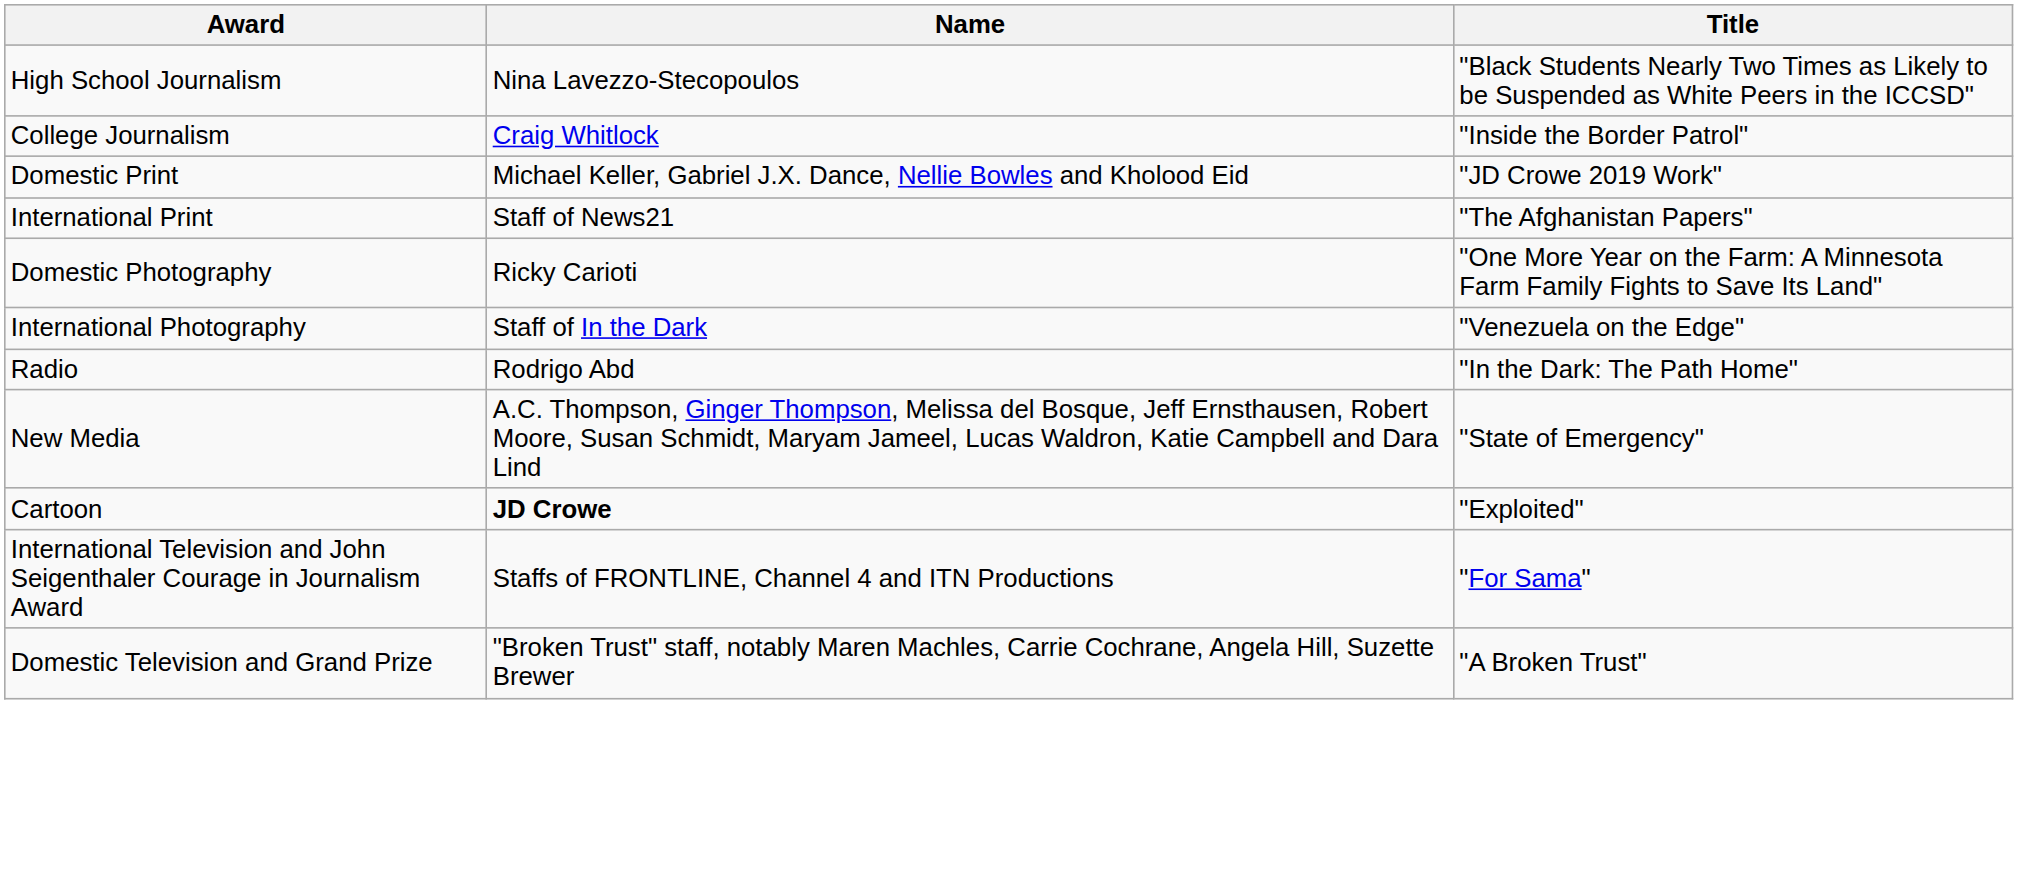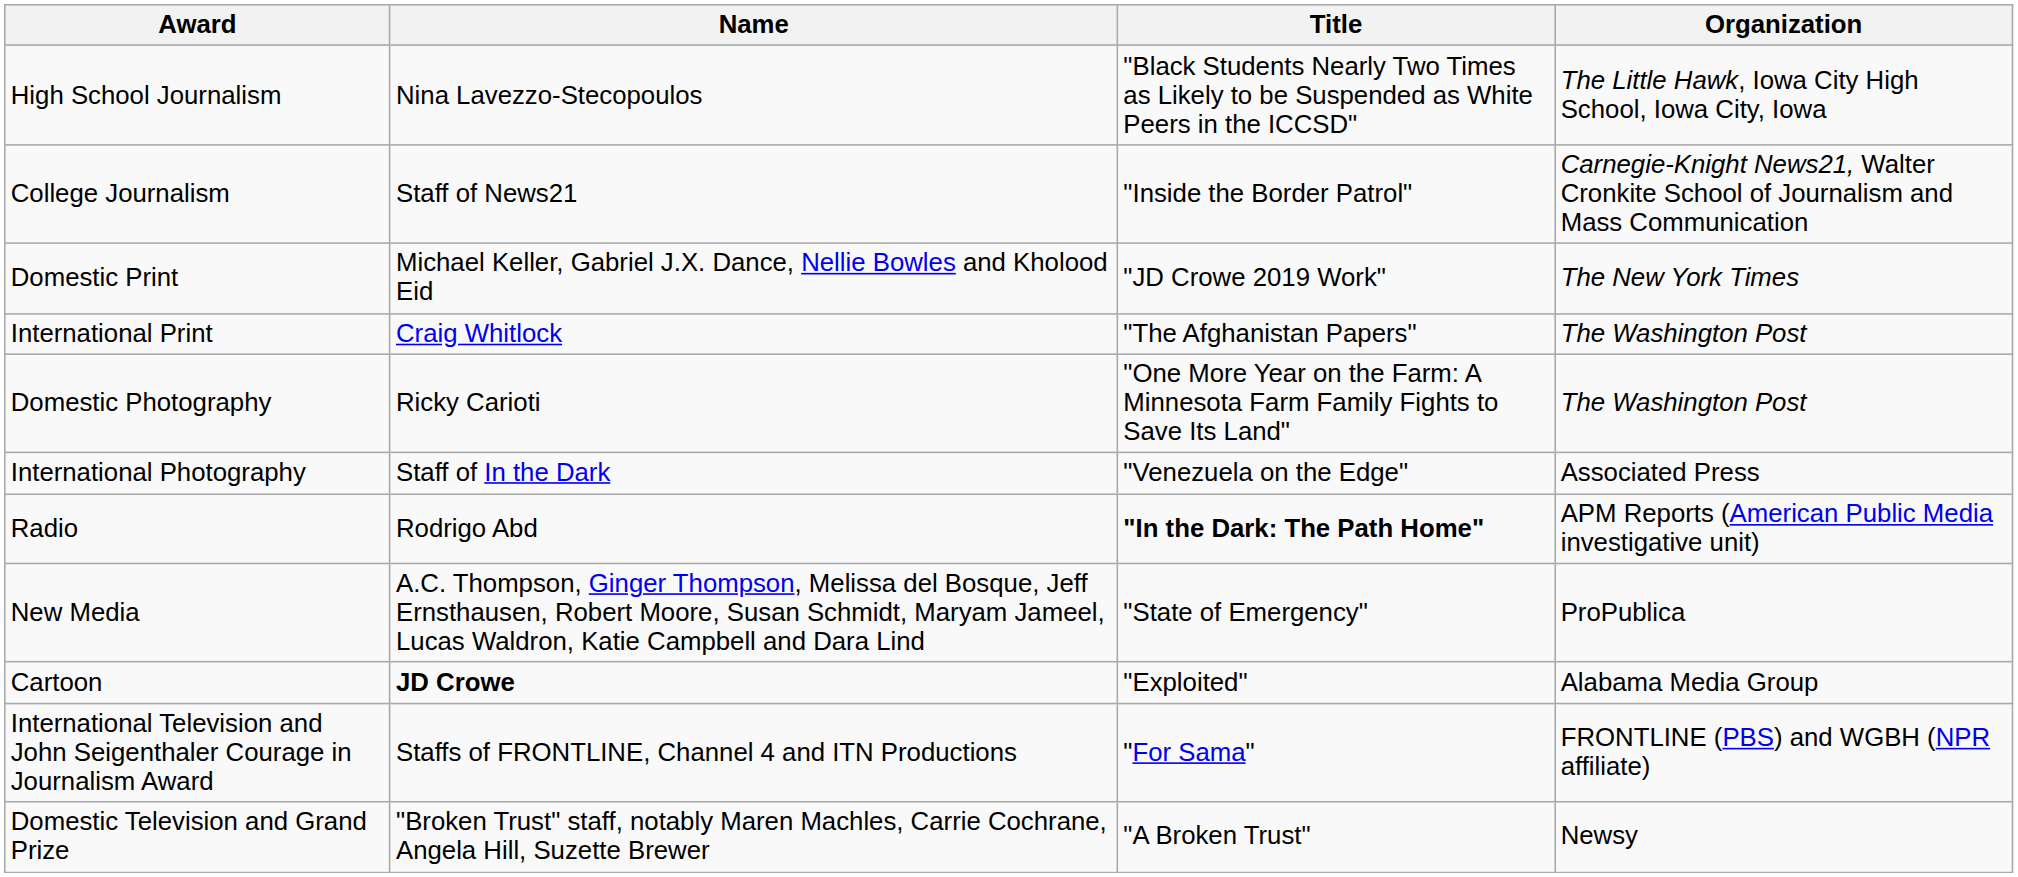+ column: (1784, 24)
(576, 135) Craig Whitlock -> (487, 193) Staff of News21
(583, 217) Staff of News21 -> (479, 333) Craig Whitlock
(1629, 368) normal -> (1304, 528) bold
